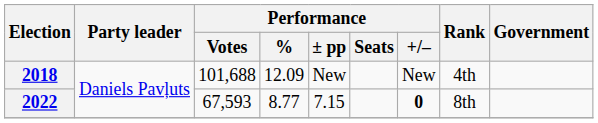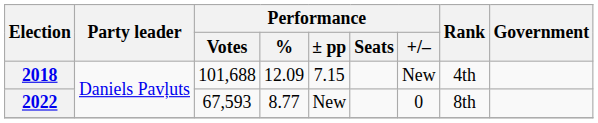(329, 74) New -> (329, 74) 7.15
(329, 103) 7.15 -> (329, 103) New
(419, 103) bold -> (419, 103) normal
